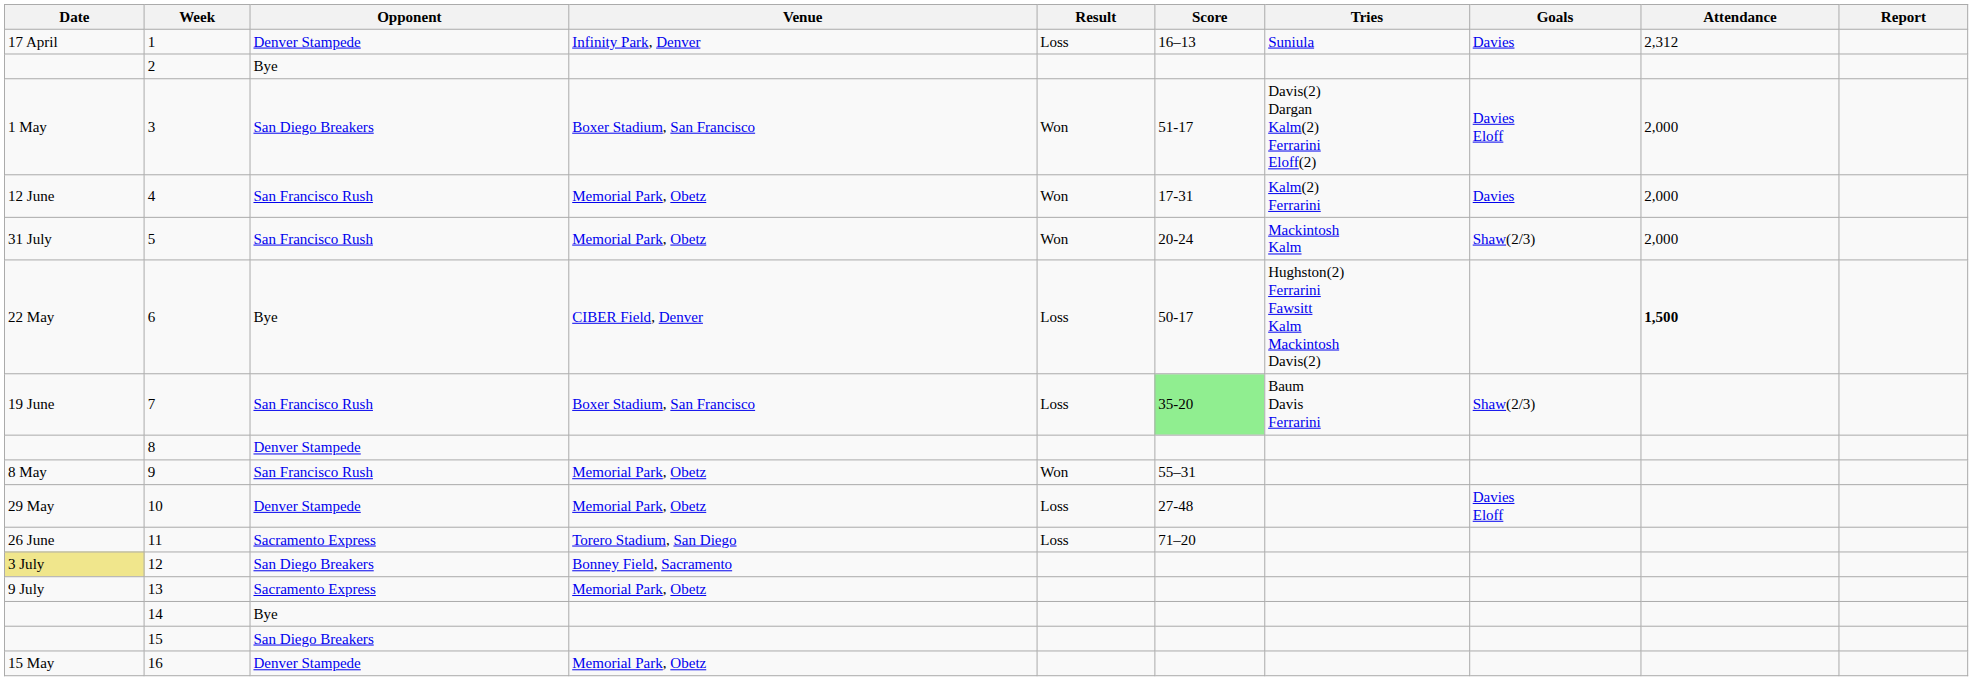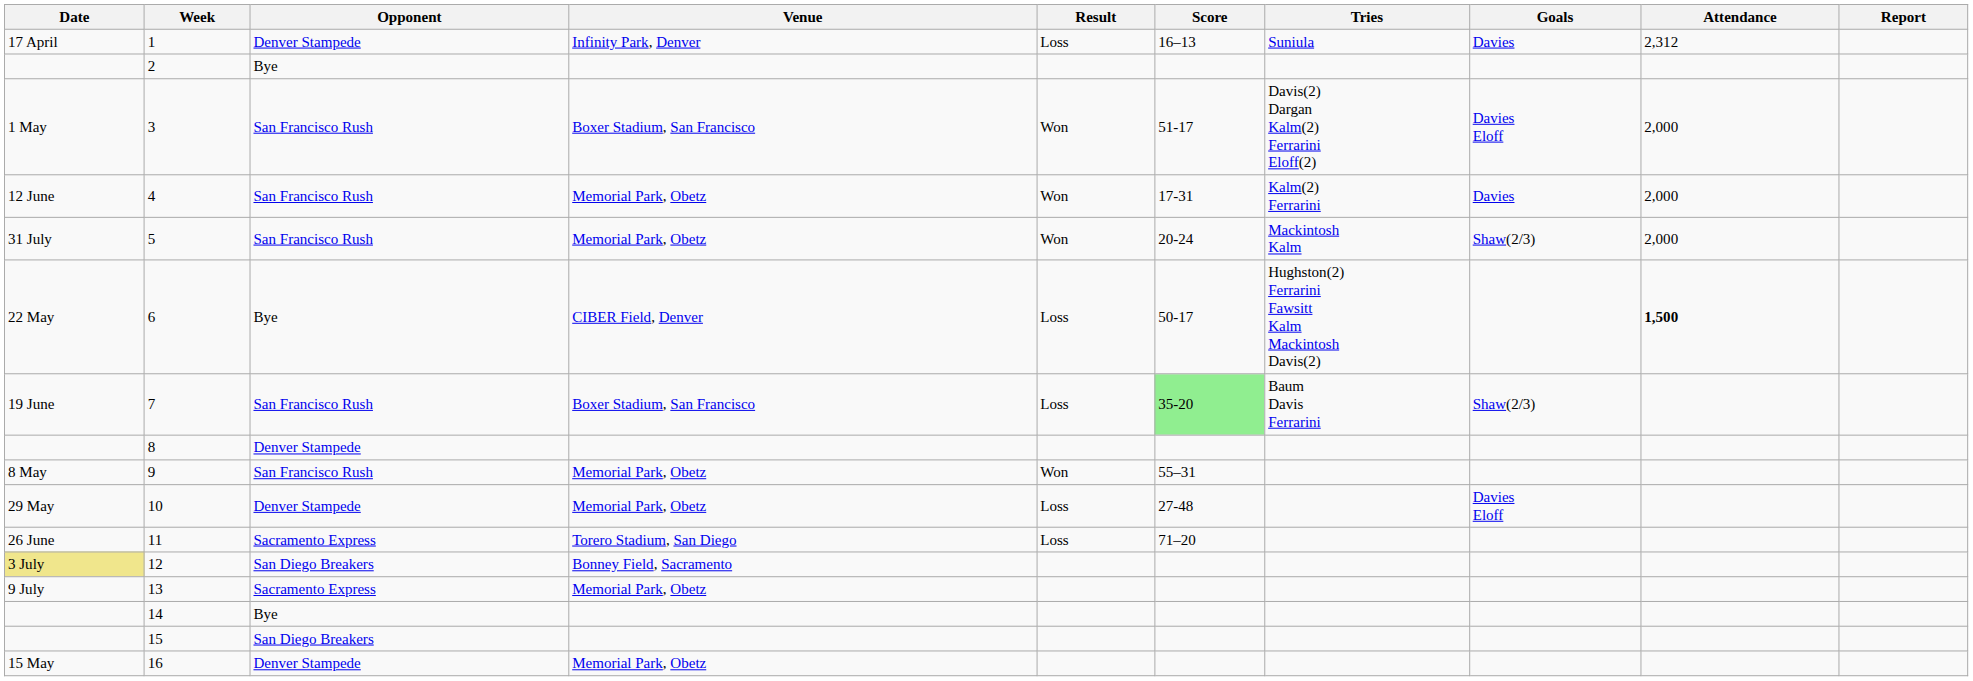(314, 127) San Diego Breakers -> (313, 127) San Francisco Rush
